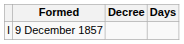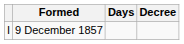columns swapped: (163, 13) <-> (126, 13)
